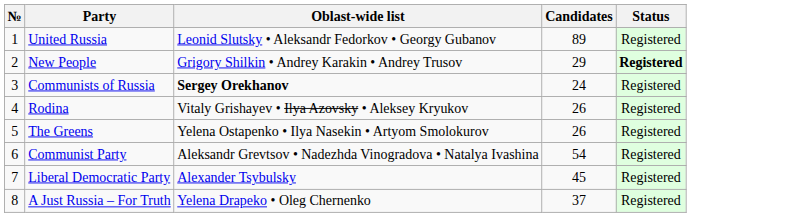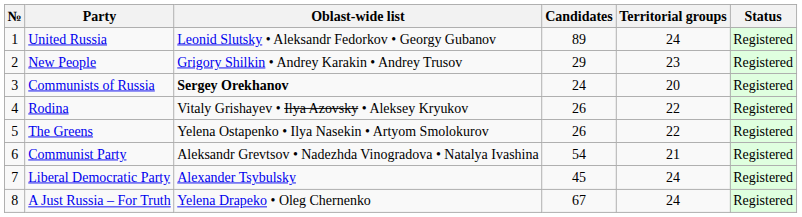+ column: (673, 16)
(651, 62) bold -> (763, 62) normal
(579, 200) 37 -> (579, 200) 67
